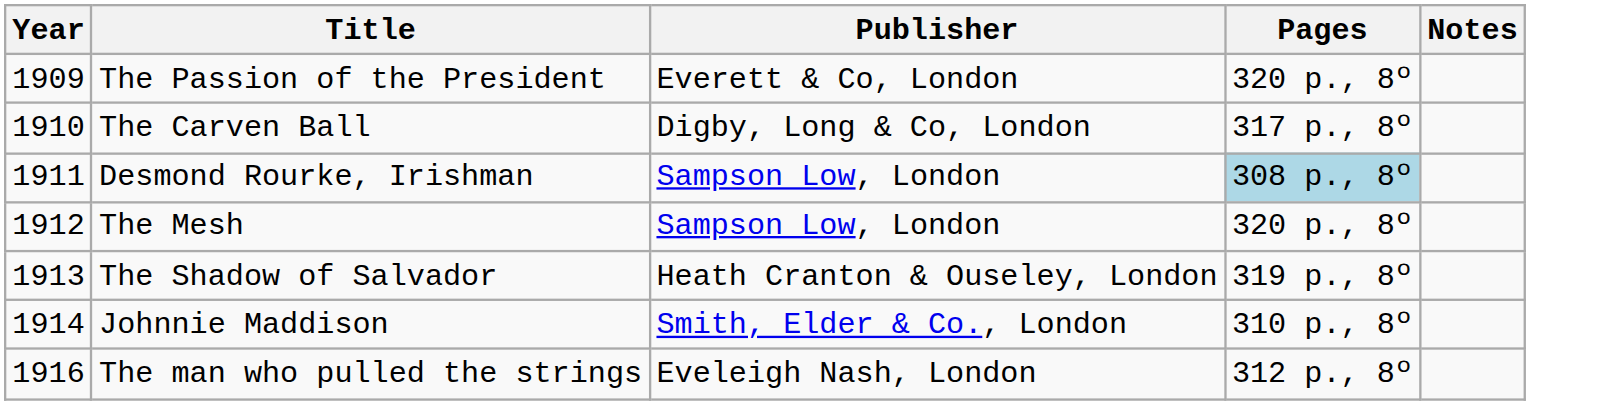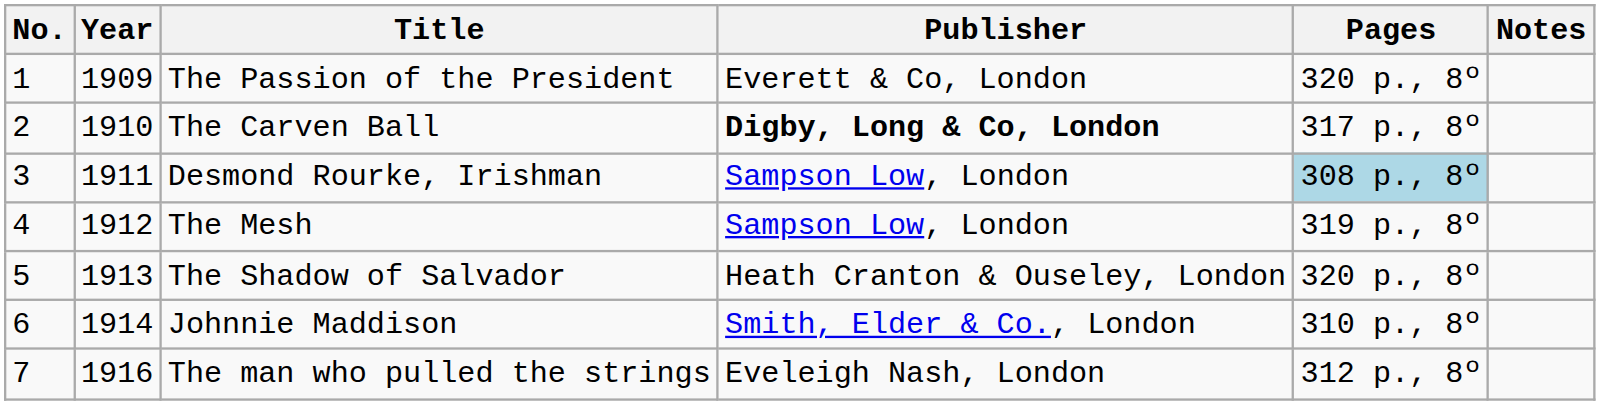+ column: (39, 30)
(874, 128) normal -> (942, 128) bold
(1322, 226) 320 p., 8º -> (1391, 226) 319 p., 8º
(1322, 276) 319 p., 8º -> (1391, 276) 320 p., 8º
